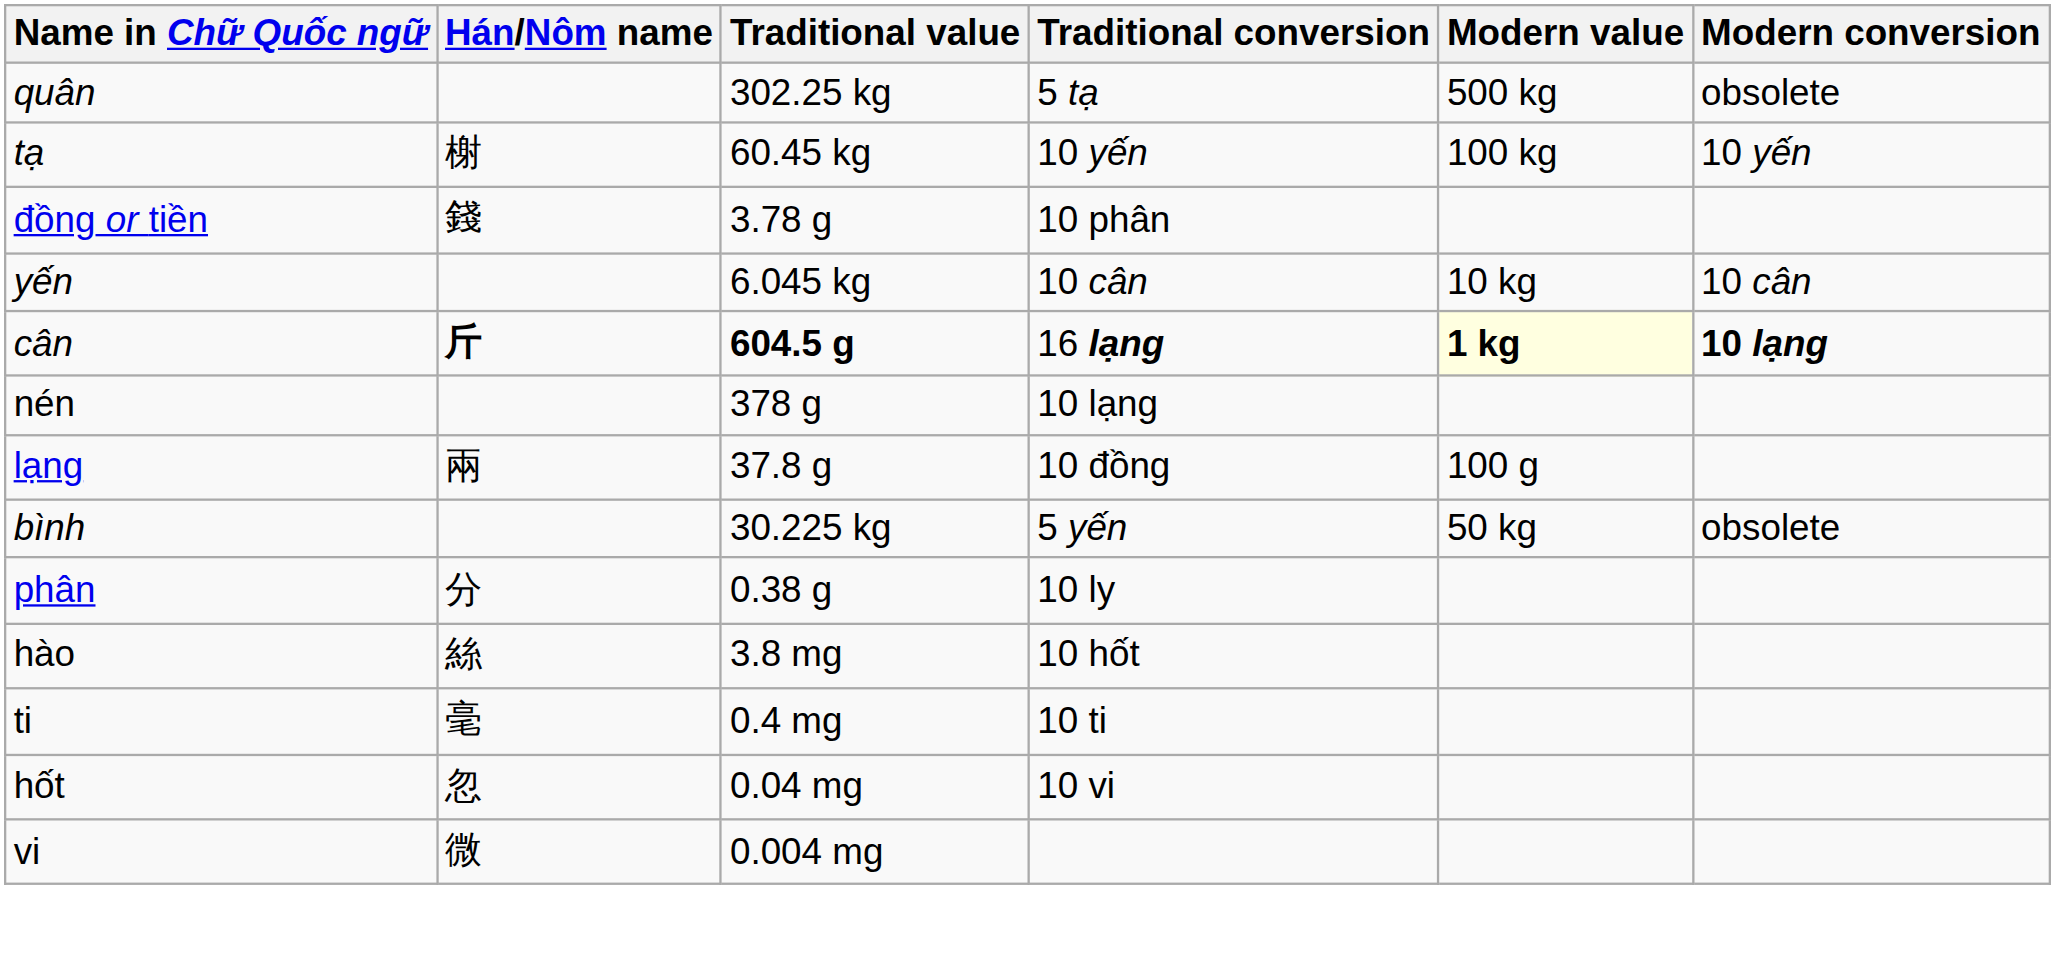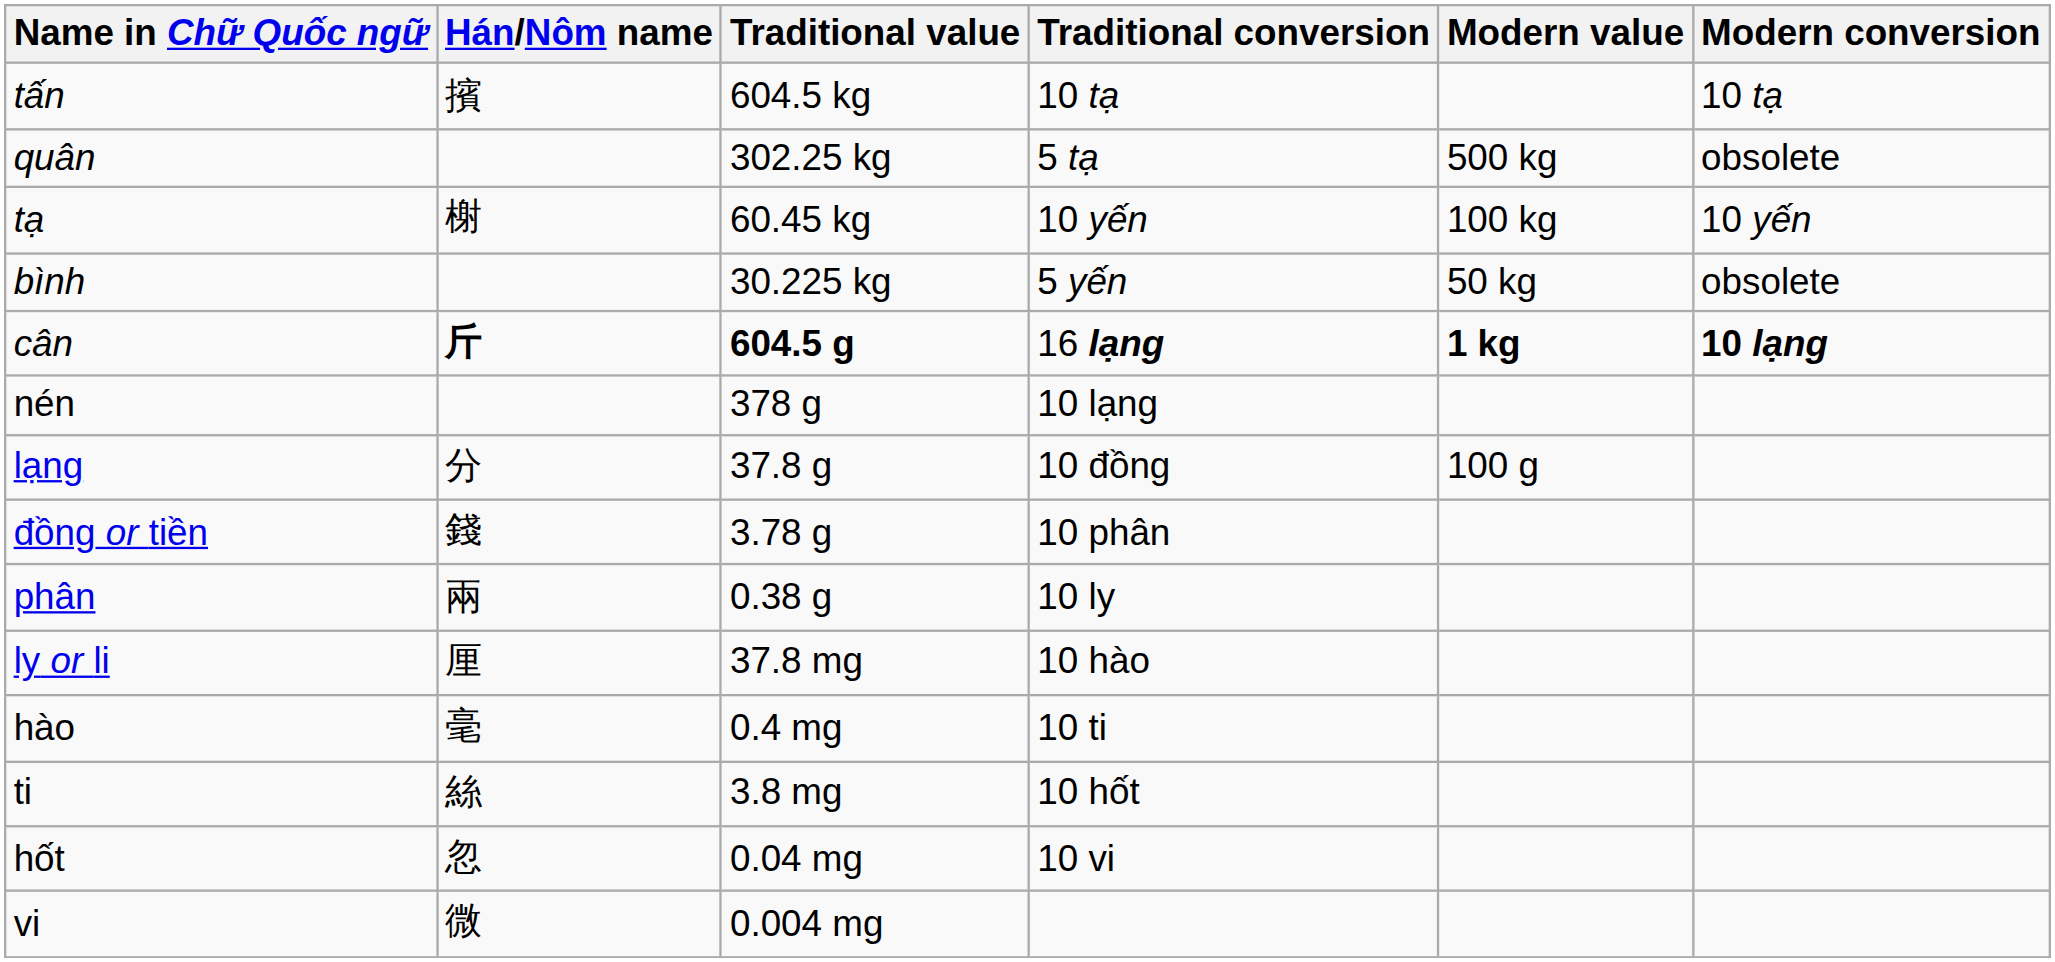+ row: (39, 95)
rows swapped: (49, 528) <-> (111, 219)
- row: (43, 280)
(1484, 342) lightyellow background -> (1484, 342) no background
(463, 465) 兩 -> (463, 465) 分
(463, 588) 分 -> (463, 595) 兩
+ row: (62, 662)
(463, 654) 絲 -> (463, 726) 毫
(786, 655) 3.8 mg -> (786, 727) 0.4 mg
(1088, 655) 10 hốt -> (1072, 727) 10 ti
(463, 719) 毫 -> (463, 791) 絲
(786, 720) 0.4 mg -> (786, 792) 3.8 mg
(1072, 720) 10 ti -> (1088, 792) 10 hốt
